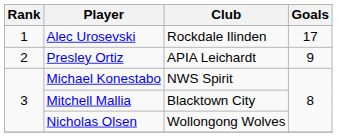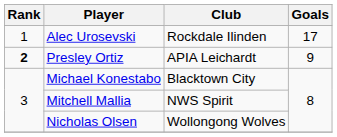(24, 57) normal -> (24, 57) bold
(200, 79) NWS Spirit -> (211, 79) Blacktown City
(211, 100) Blacktown City -> (200, 100) NWS Spirit
